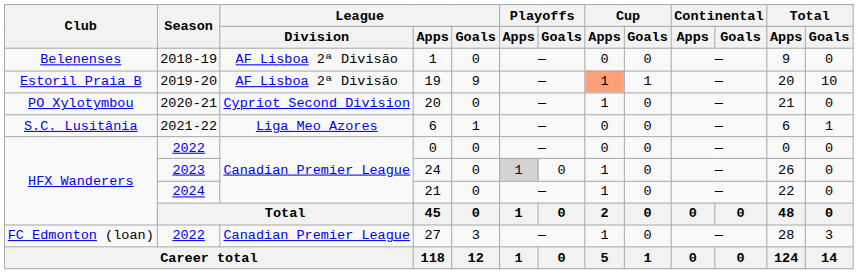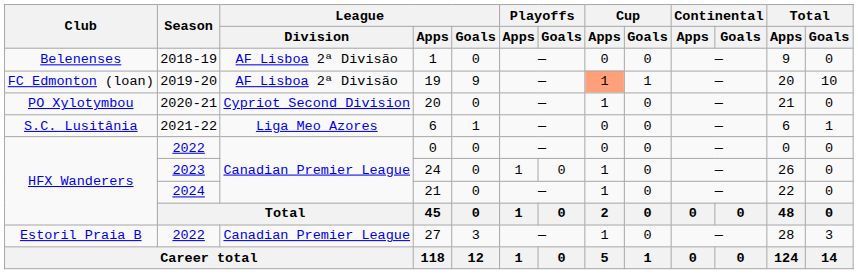(81, 82) Estoril Praia B -> (81, 82) FC Edmonton (loan)
(519, 170) lightgrey background -> (519, 170) no background
(81, 236) FC Edmonton (loan) -> (81, 236) Estoril Praia B
